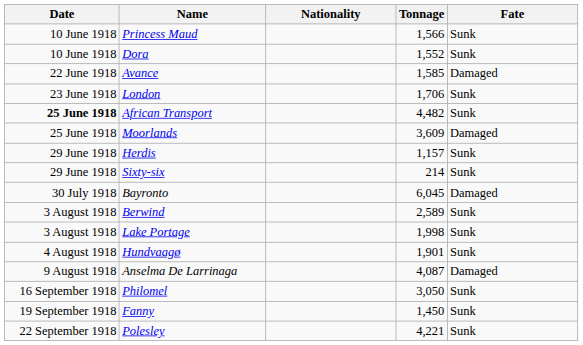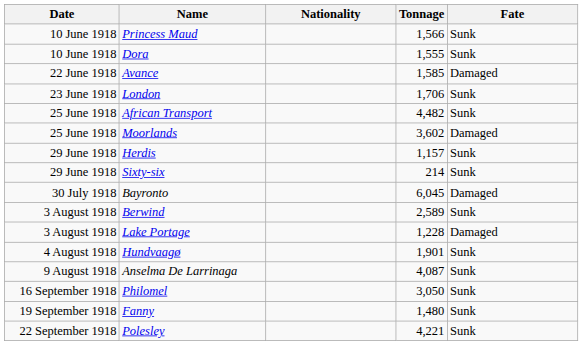(430, 53) 1,552 -> (430, 53) 1,555
(82, 113) bold -> (83, 113) normal
(430, 133) 3,609 -> (430, 133) 3,602
(430, 232) 1,998 -> (430, 232) 1,228
(463, 232) Sunk -> (474, 232) Damaged
(474, 271) Damaged -> (463, 271) Sunk
(430, 311) 1,450 -> (430, 311) 1,480
